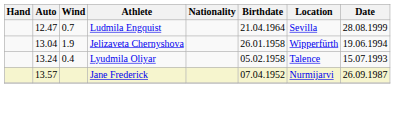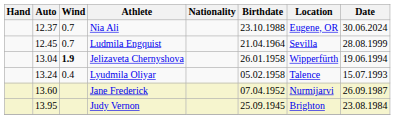+ row: (104, 28)
(46, 28) 12.47 -> (46, 43) 12.45
(68, 43) normal -> (68, 59) bold
(46, 75) 13.57 -> (46, 91) 13.60
+ row: (115, 106)
